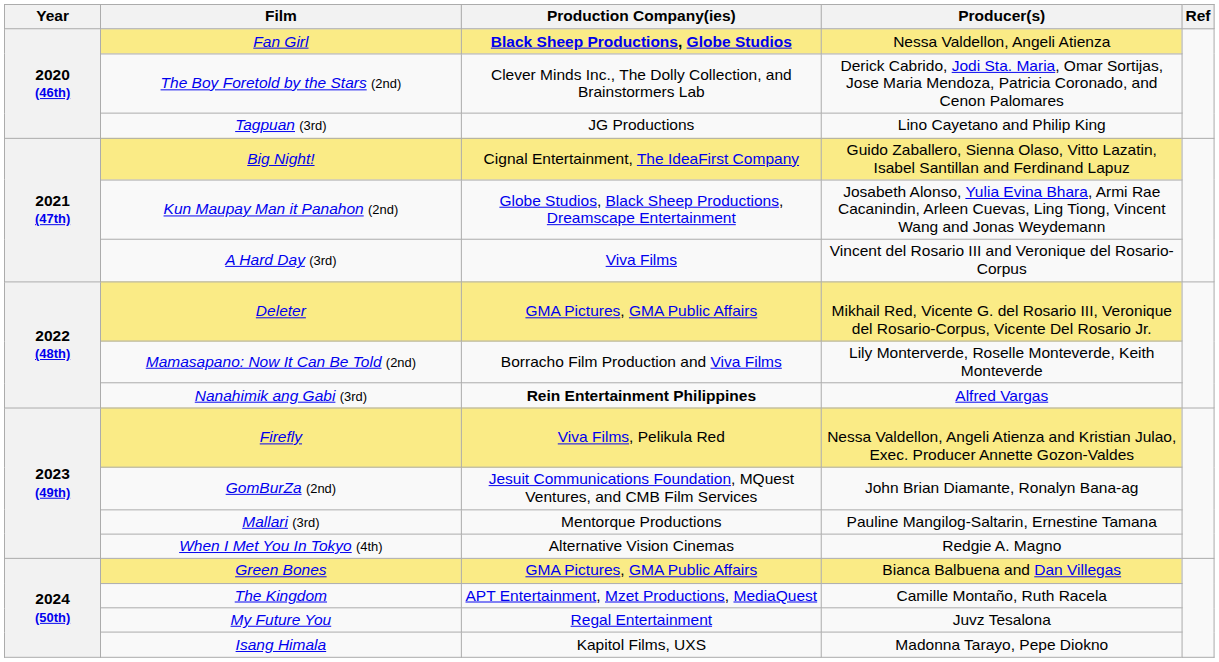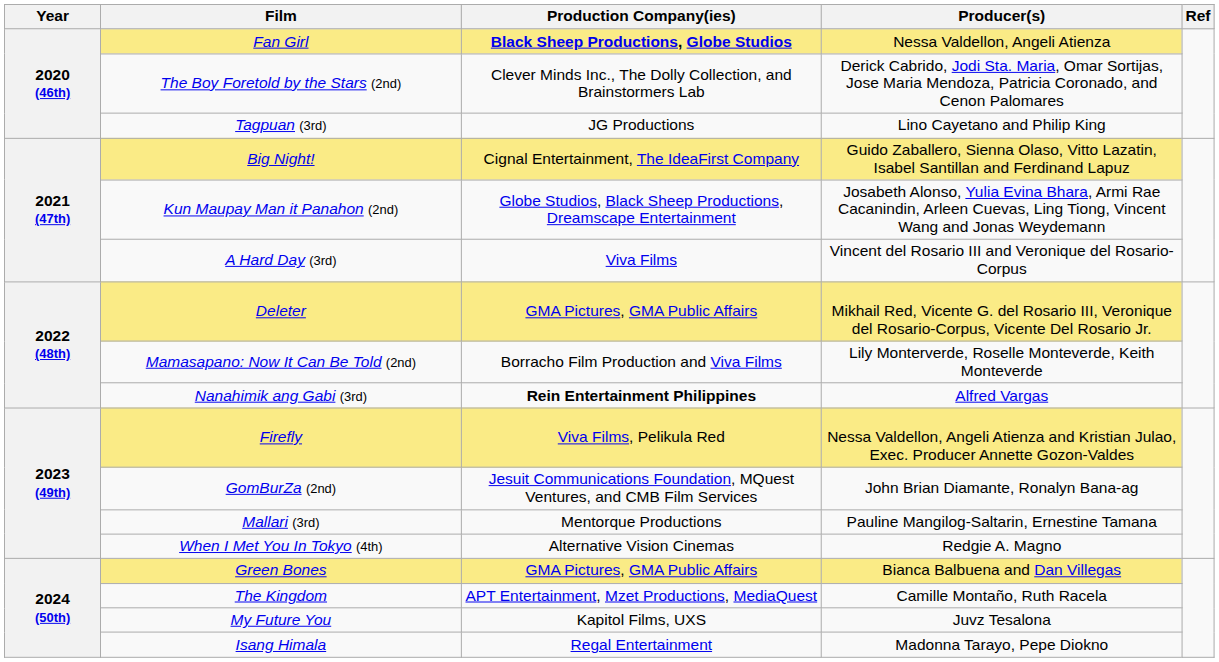(641, 620) Regal Entertainment -> (641, 620) Kapitol Films, UXS
(641, 644) Kapitol Films, UXS -> (641, 644) Regal Entertainment
